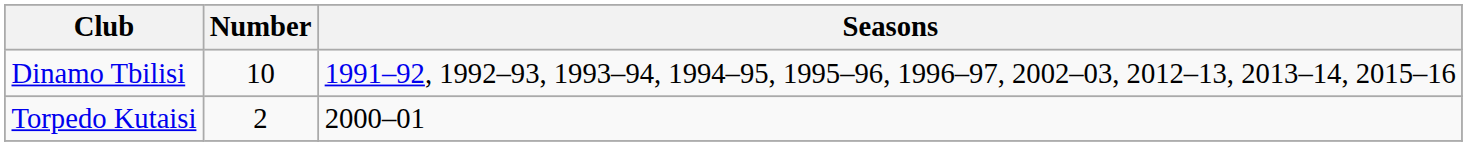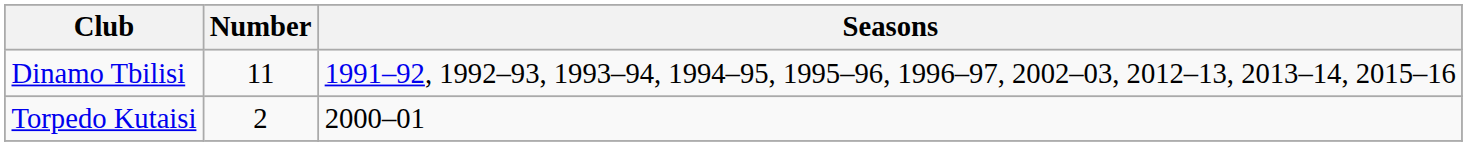(261, 72) 10 -> (261, 72) 11
